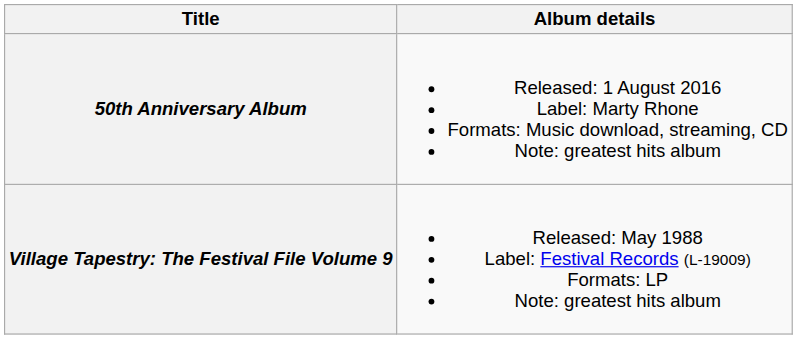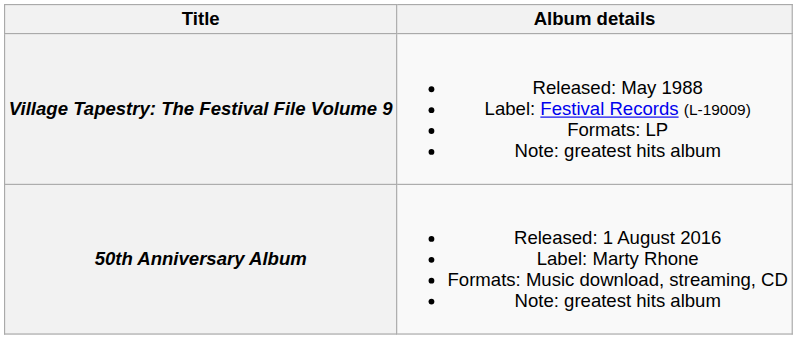rows swapped: (201, 259) <-> (201, 108)
